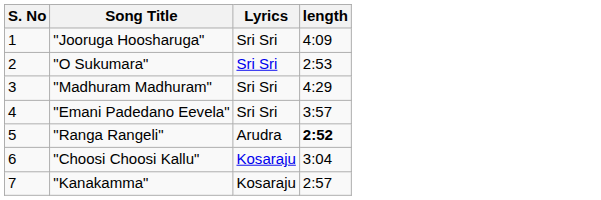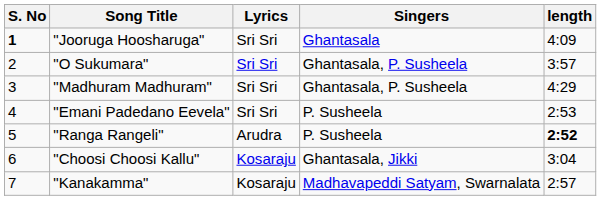+ column: (421, 16)
(12, 40) normal -> (12, 40) bold
(317, 64) 2:53 -> (562, 64) 3:57
(317, 111) 3:57 -> (562, 111) 2:53
